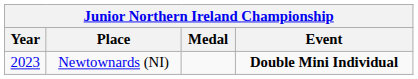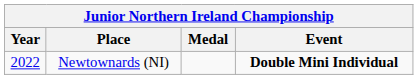(25, 62) 2023 -> (25, 62) 2022
